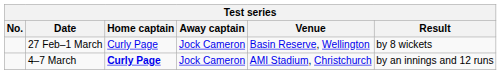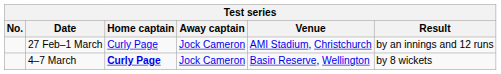(310, 45) Basin Reserve, Wellington -> (311, 45) AMI Stadium, Christchurch
(404, 45) by 8 wickets -> (435, 45) by an innings and 12 runs
(311, 61) AMI Stadium, Christchurch -> (310, 61) Basin Reserve, Wellington
(435, 61) by an innings and 12 runs -> (404, 61) by 8 wickets
